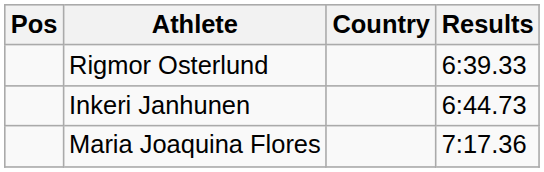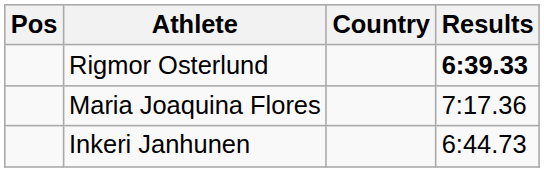(484, 65) normal -> (485, 65) bold
rows swapped: (160, 105) <-> (195, 145)
